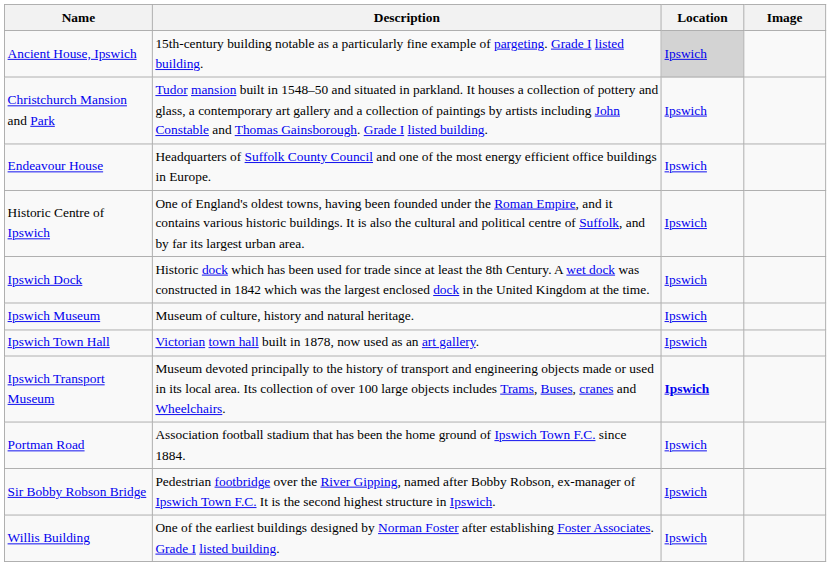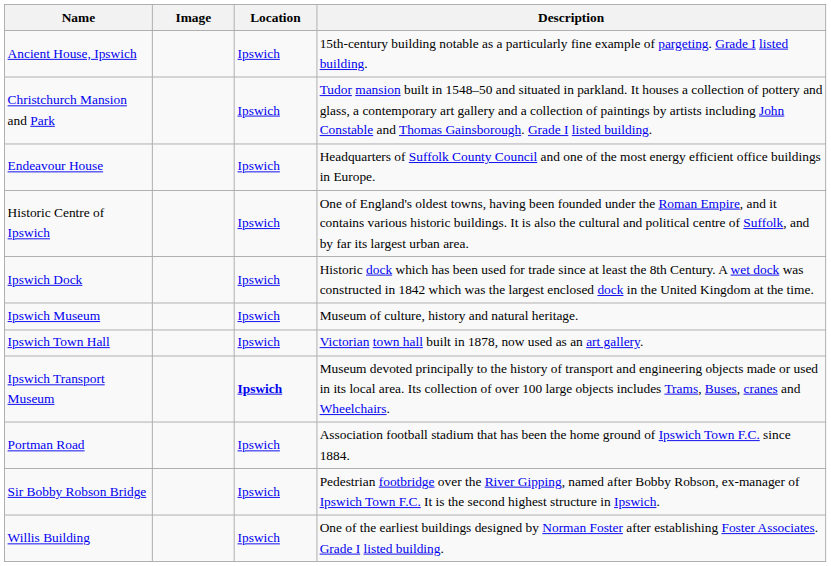columns swapped: (785, 17) <-> (407, 17)
(686, 54) lightgrey background -> (259, 54) no background
